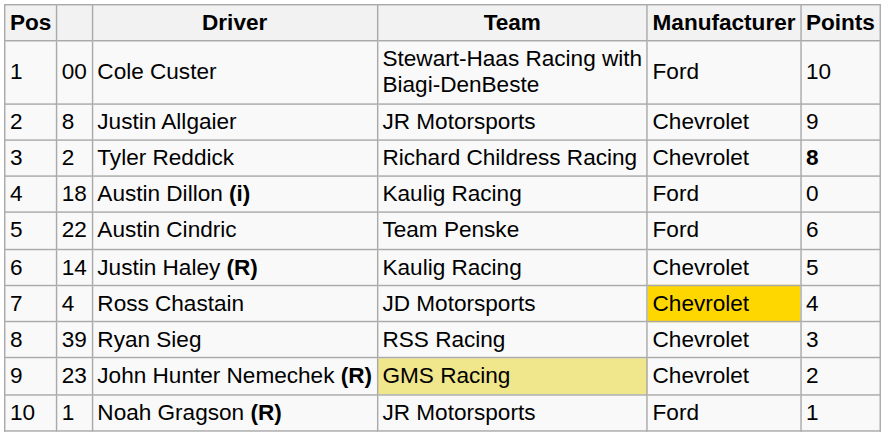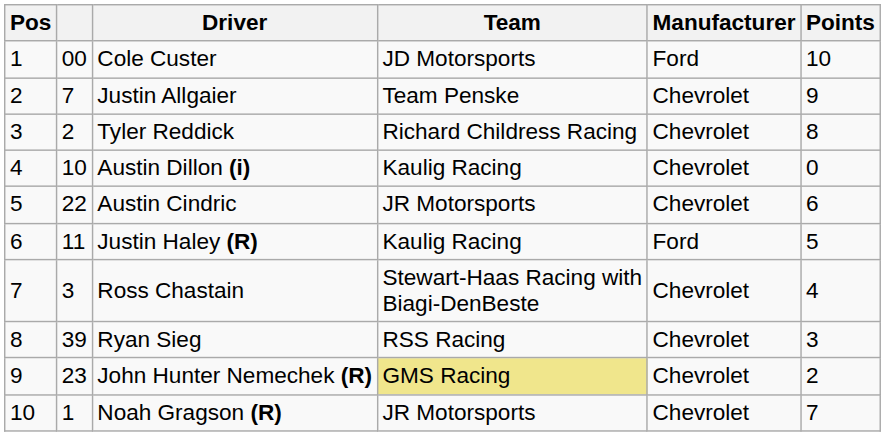(512, 71) Stewart-Haas Racing with Biagi-DenBeste -> (459, 58) JD Motorsports
(68, 120) 8 -> (68, 95) 7
(459, 120) JR Motorsports -> (451, 95) Team Penske
(812, 157) bold -> (812, 131) normal
(74, 193) 18 -> (74, 167) 10
(676, 193) Ford -> (701, 167) Chevrolet
(451, 230) Team Penske -> (459, 204) JR Motorsports
(676, 230) Ford -> (701, 204) Chevrolet
(74, 266) 14 -> (74, 240) 11
(701, 266) Chevrolet -> (676, 240) Ford
(68, 302) 4 -> (68, 289) 3
(459, 302) JD Motorsports -> (512, 289) Stewart-Haas Racing with Biagi-DenBeste
(701, 302) gold background -> (701, 289) no background
(676, 411) Ford -> (701, 411) Chevrolet
(812, 411) 1 -> (812, 411) 7
